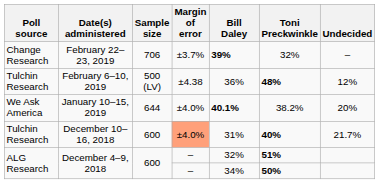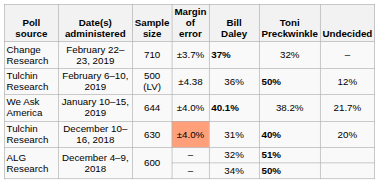(152, 55) 706 -> (152, 55) 710
(221, 55) 39% -> (221, 55) 37%
(271, 81) 48% -> (271, 81) 50%
(347, 108) 20% -> (347, 108) 21.7%
(152, 134) 600 -> (152, 134) 630
(347, 134) 21.7% -> (347, 134) 20%
